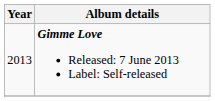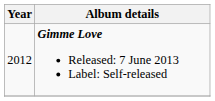(20, 59) 2013 -> (20, 59) 2012
